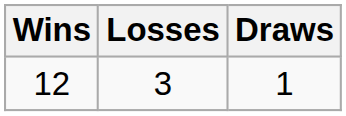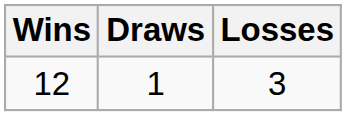columns swapped: (163, 30) <-> (285, 30)
